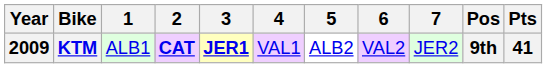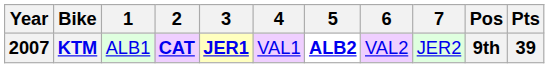(29, 47) 2009 -> (29, 47) 2007
(331, 47) normal -> (333, 47) bold
(523, 47) 41 -> (526, 47) 39
